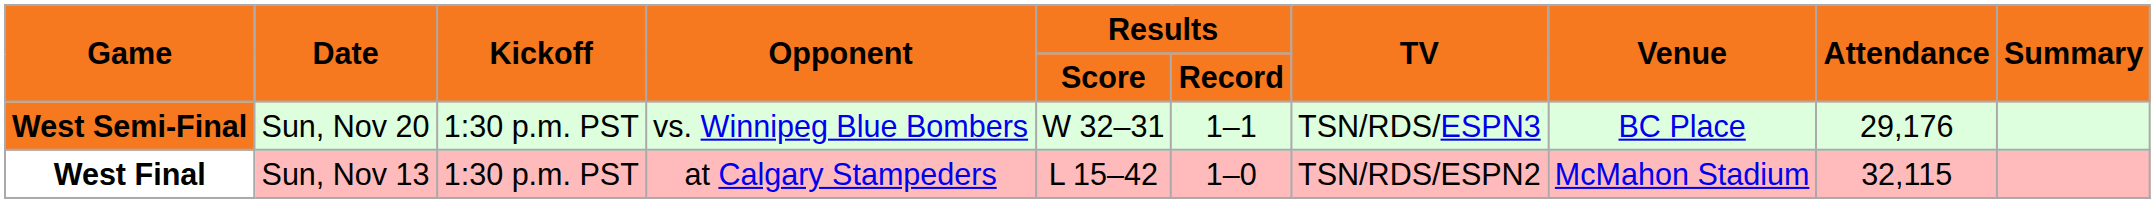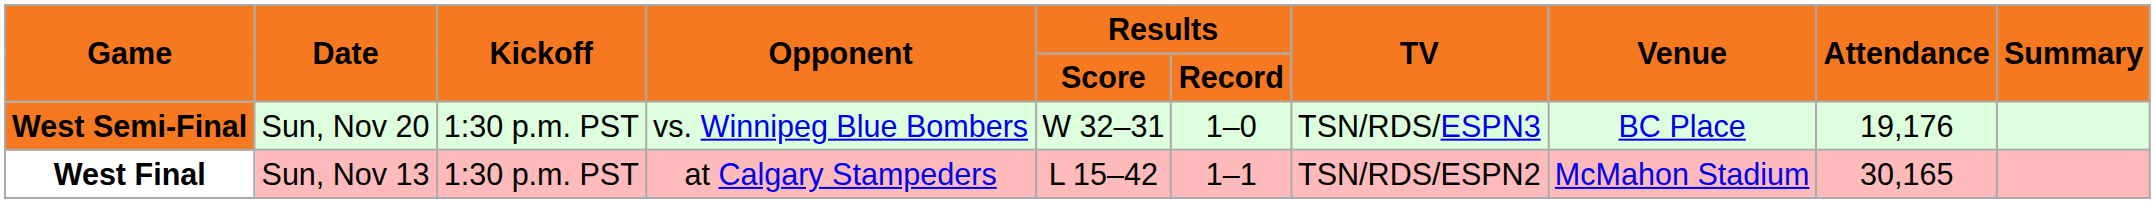(1231, 126) 1–1 -> (1231, 126) 1–0
(1907, 126) 29,176 -> (1907, 126) 19,176
(1231, 174) 1–0 -> (1231, 174) 1–1
(1907, 174) 32,115 -> (1907, 174) 30,165
